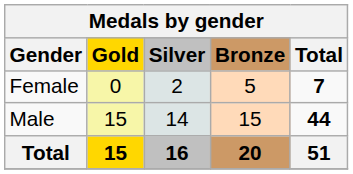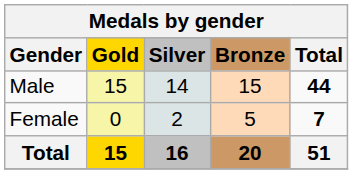rows swapped: (32, 120) <-> (44, 87)
